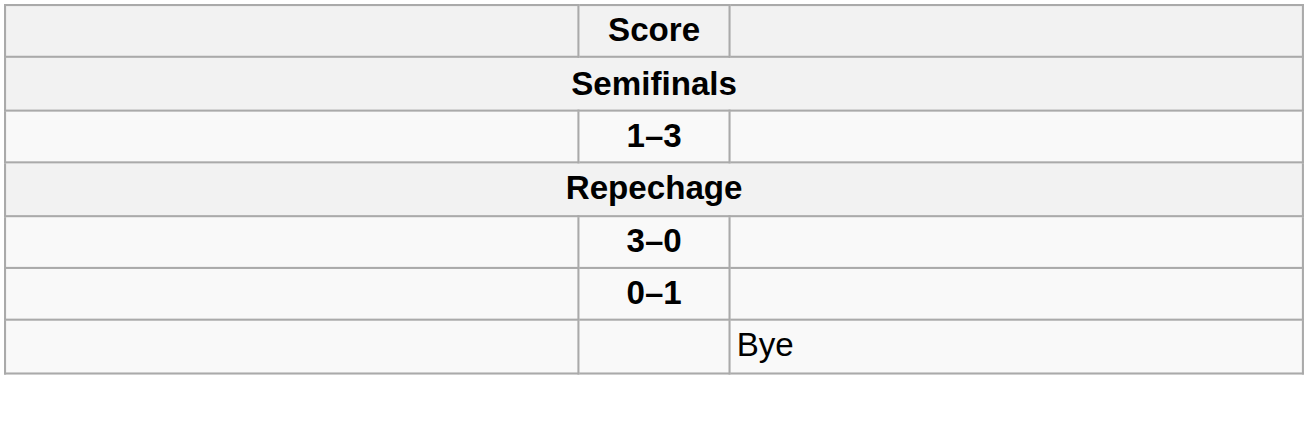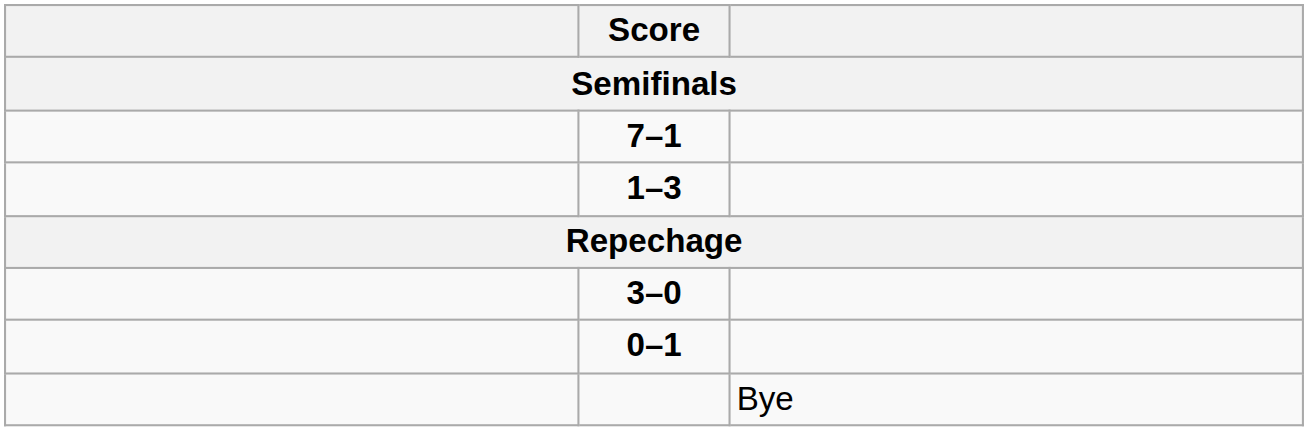+ row: (654, 135)
